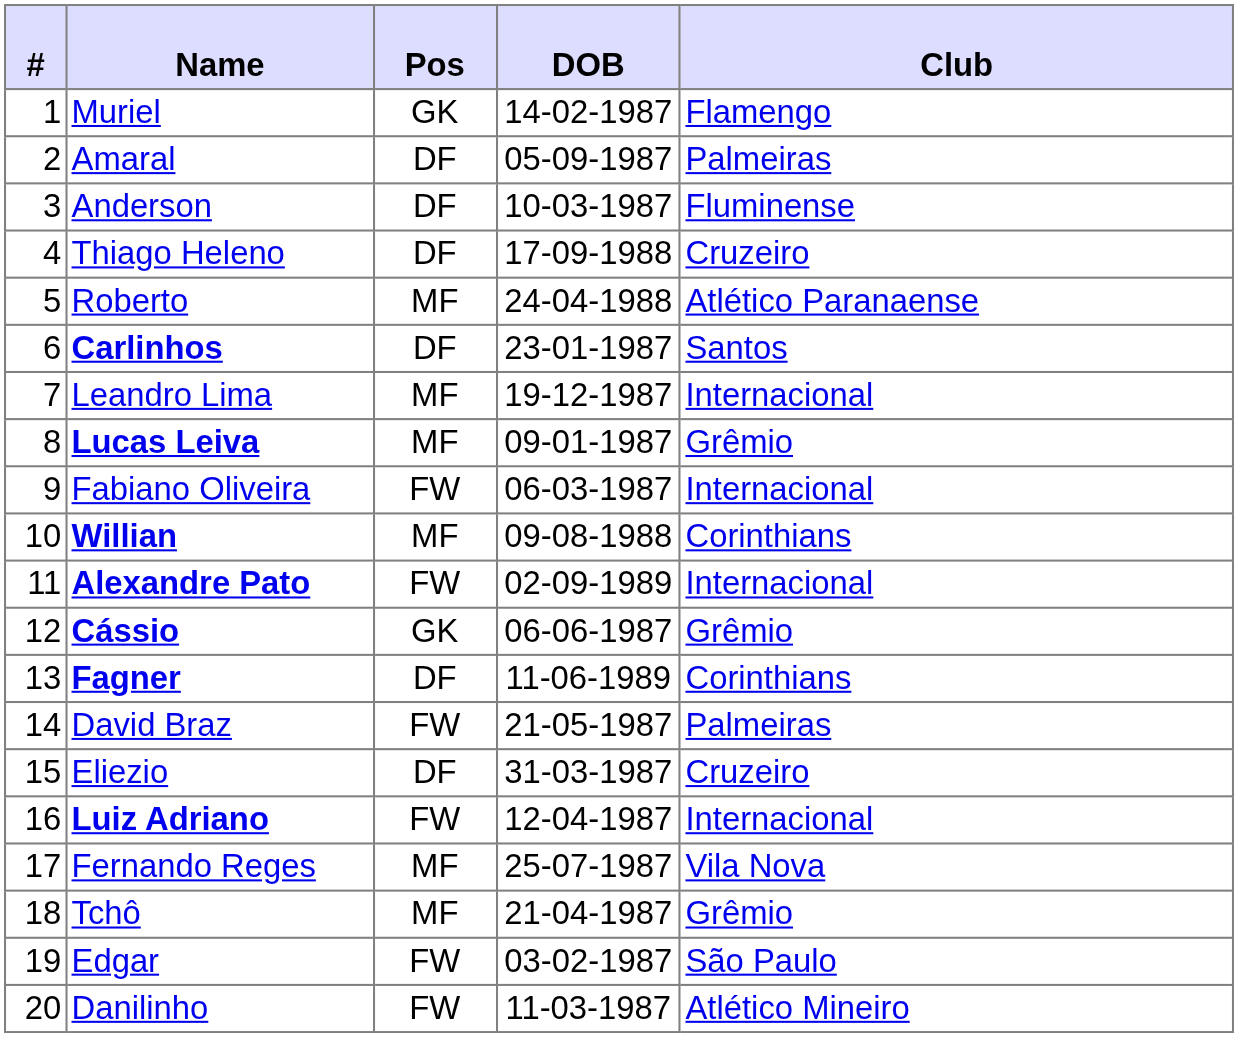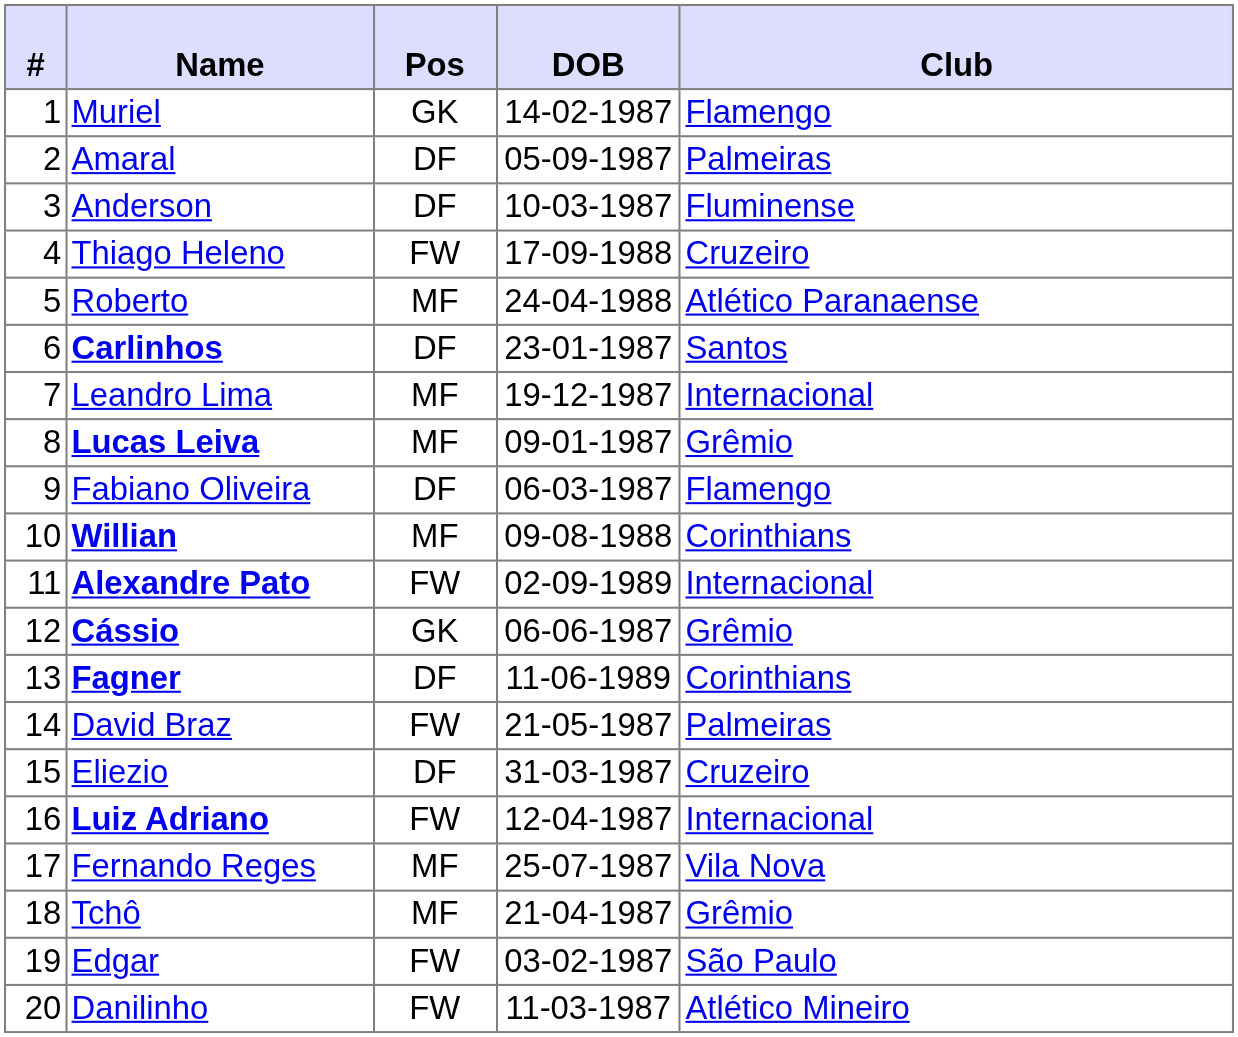(435, 253) DF -> (435, 253) FW
(435, 489) FW -> (435, 489) DF
(779, 489) Internacional -> (758, 489) Flamengo
